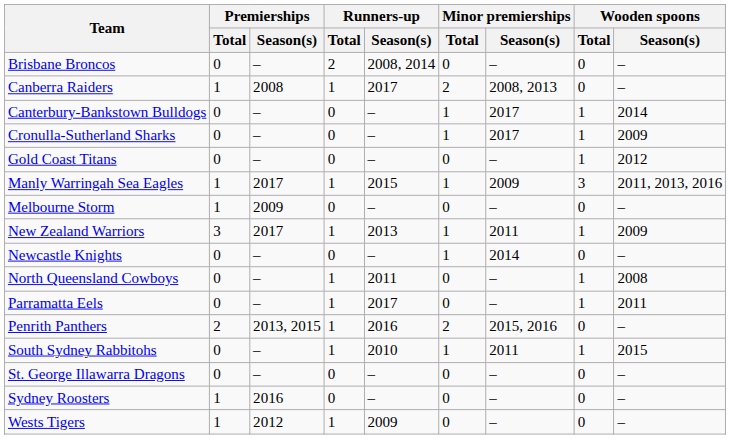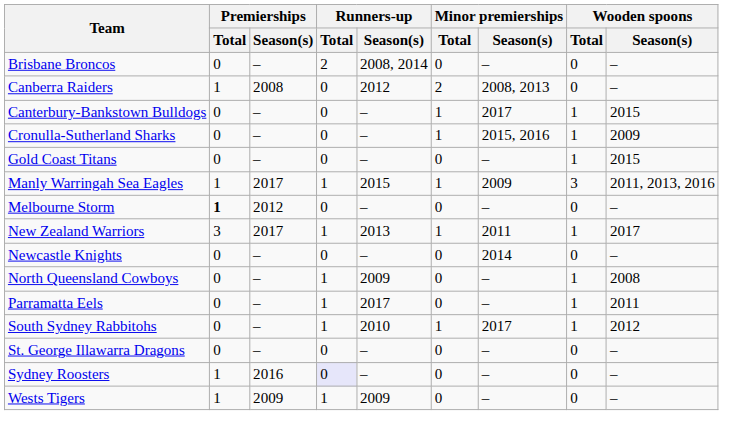(331, 87) 1 -> (324, 87) 0
(383, 87) 2017 -> (375, 87) 2012
(632, 111) 2014 -> (625, 111) 2015
(504, 135) 2017 -> (516, 135) 2015, 2016
(632, 159) 2012 -> (625, 159) 2015
(217, 207) normal -> (217, 207) bold
(268, 207) 2009 -> (268, 207) 2012
(632, 231) 2009 -> (625, 231) 2017
(446, 254) 1 -> (438, 254) 0
(382, 278) 2011 -> (375, 278) 2009
- row: (57, 326)
(504, 350) 2011 -> (497, 326) 2017
(632, 350) 2015 -> (625, 326) 2012
(331, 398) no background -> (324, 374) lavender background
(268, 421) 2012 -> (268, 398) 2009
